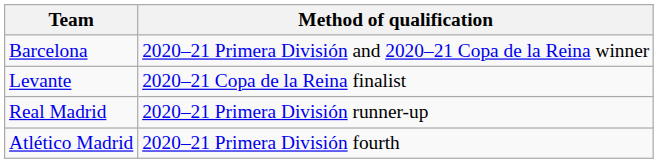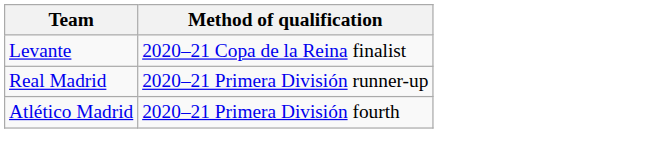- row: (48, 50)
